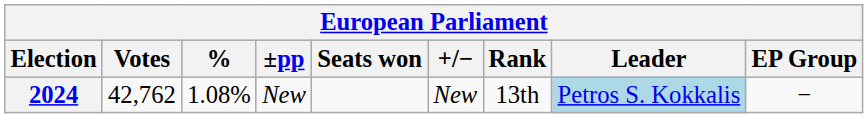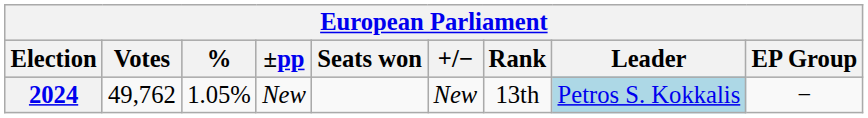(142, 94) 42,762 -> (142, 94) 49,762
(219, 94) 1.08% -> (219, 94) 1.05%
